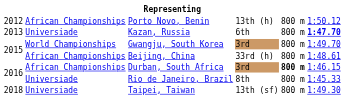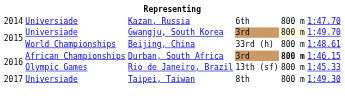- row: (169, 21)
(13, 33) 2013 -> (13, 21) 2014
(324, 33) bold -> (324, 21) normal
(71, 44) World Championships -> (52, 33) Universiade
(293, 44) no background -> (293, 33) lightyellow background
(76, 56) African Championships -> (71, 44) World Championships
(52, 79) Universiade -> (56, 67) Olympic Games
(243, 79) 8th -> (257, 67) 13th (sf)
(13, 91) 2018 -> (13, 79) 2017
(257, 91) 13th (sf) -> (243, 79) 8th
